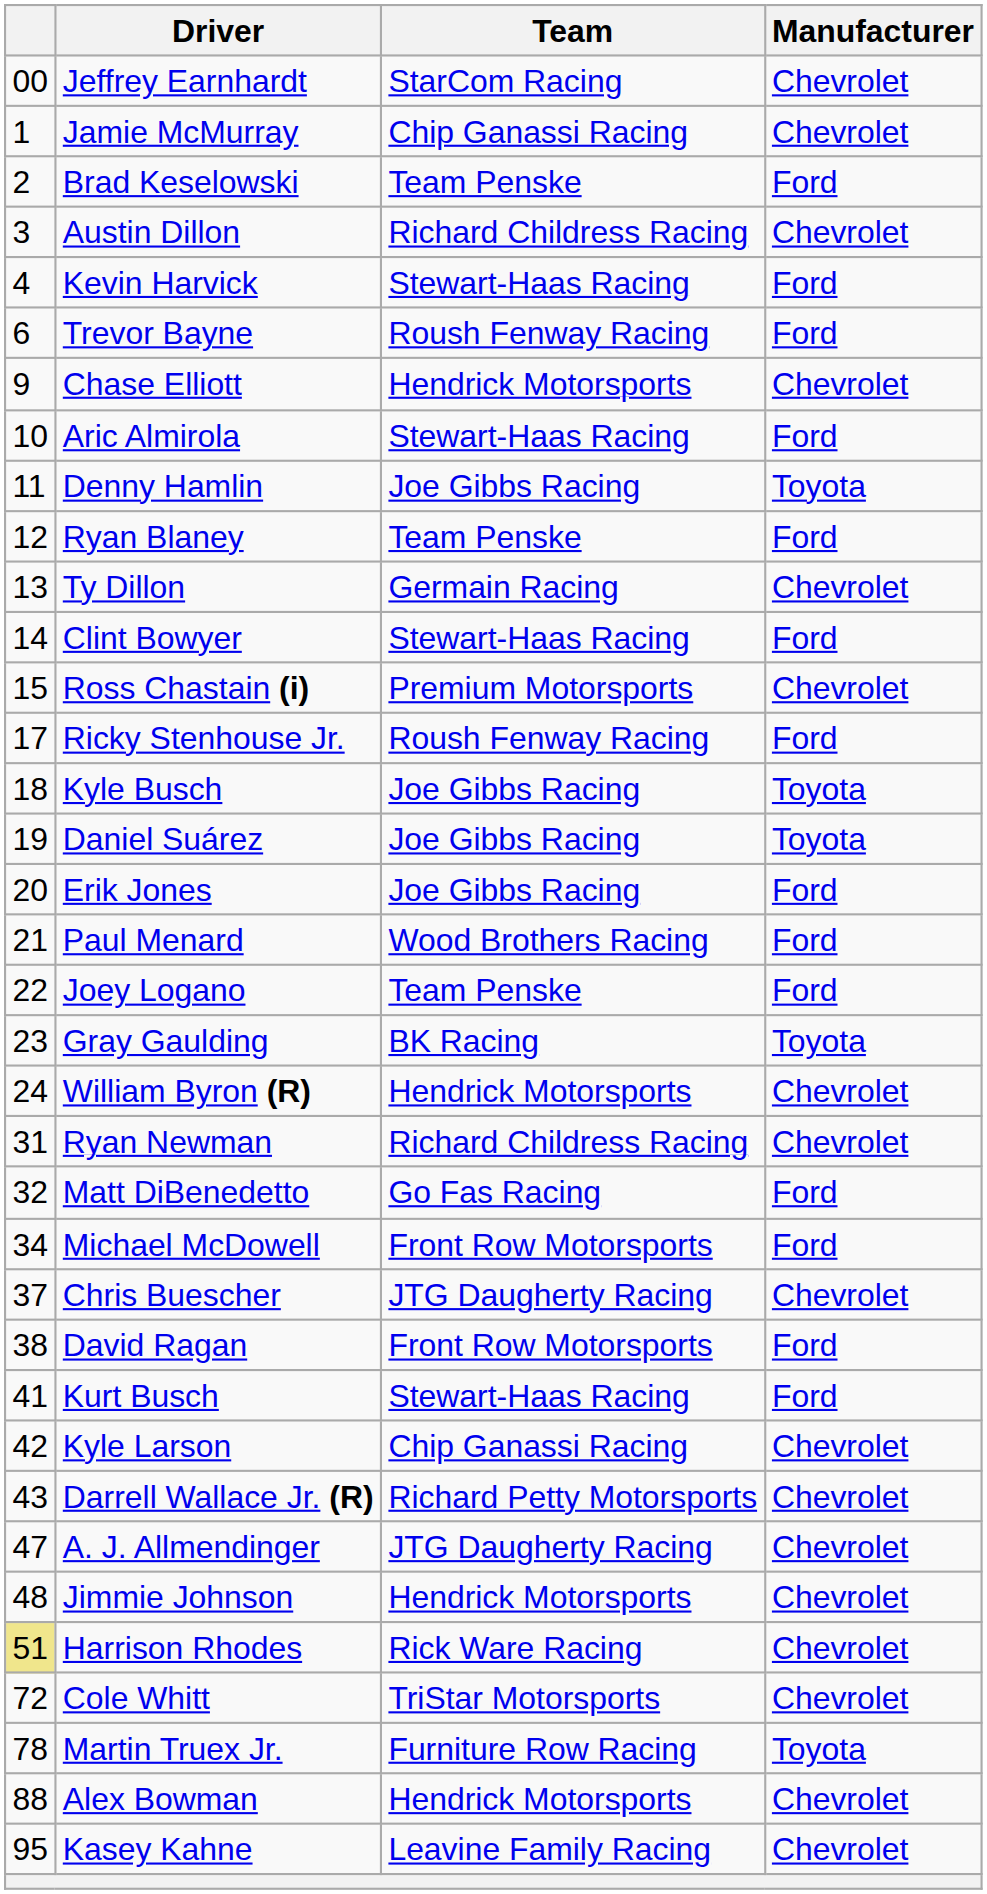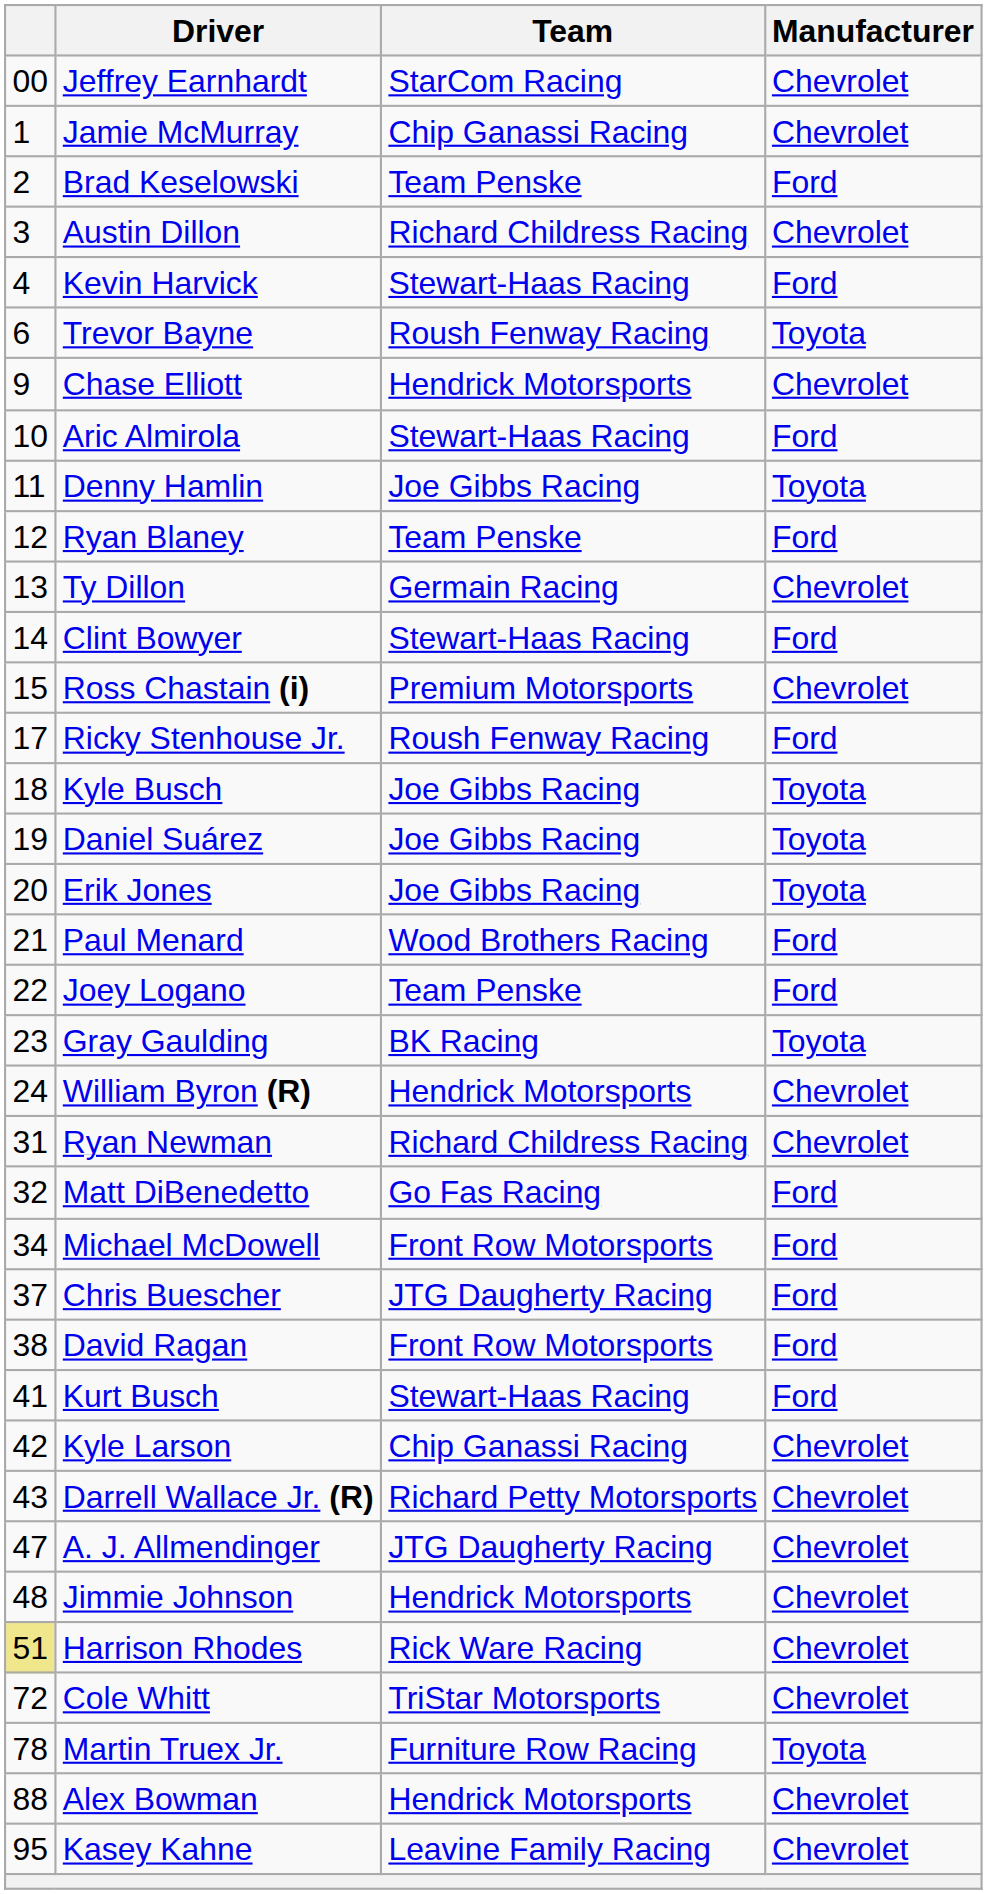(805, 334) Ford -> (819, 334) Toyota
(805, 890) Ford -> (819, 890) Toyota
(840, 1294) Chevrolet -> (805, 1294) Ford
